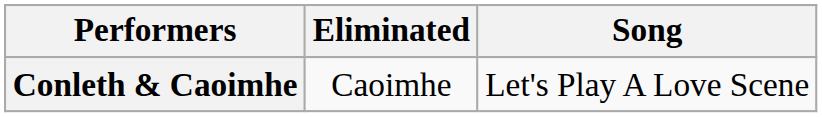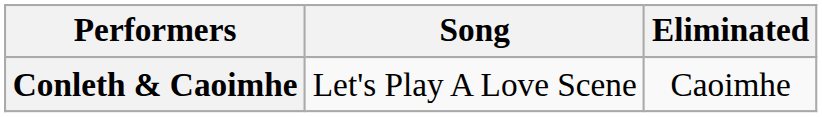columns swapped: (647, 30) <-> (391, 30)
